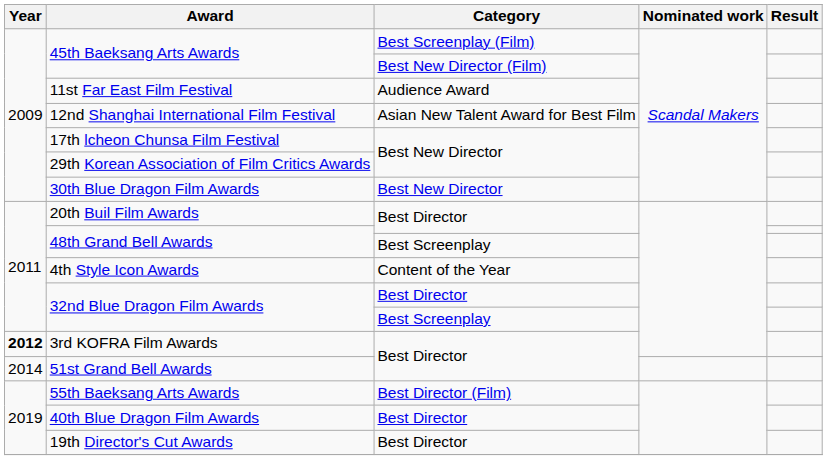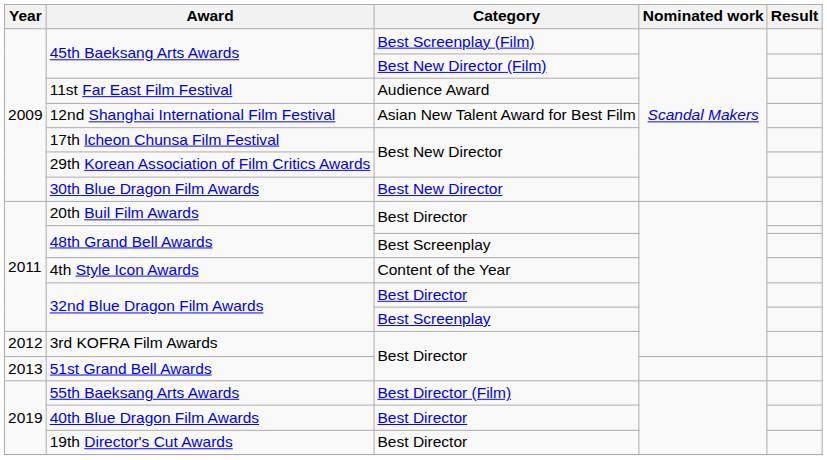(25, 343) bold -> (25, 343) normal
(25, 368) 2014 -> (25, 368) 2013
